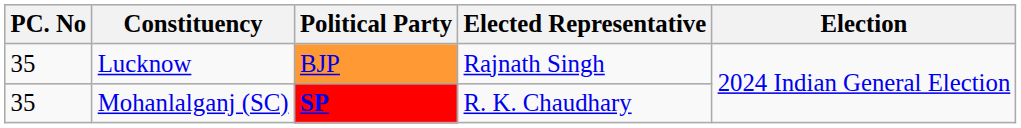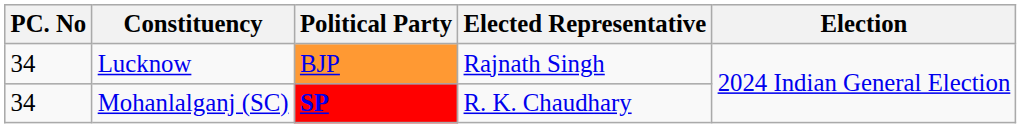(23, 63) 35 -> (23, 63) 34
(23, 102) 35 -> (23, 102) 34
